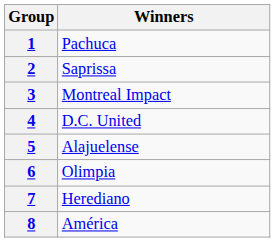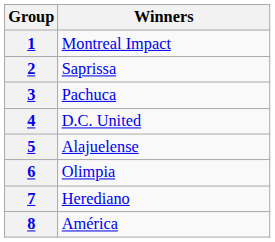(89, 43) Pachuca -> (116, 43) Montreal Impact
(116, 95) Montreal Impact -> (89, 95) Pachuca
